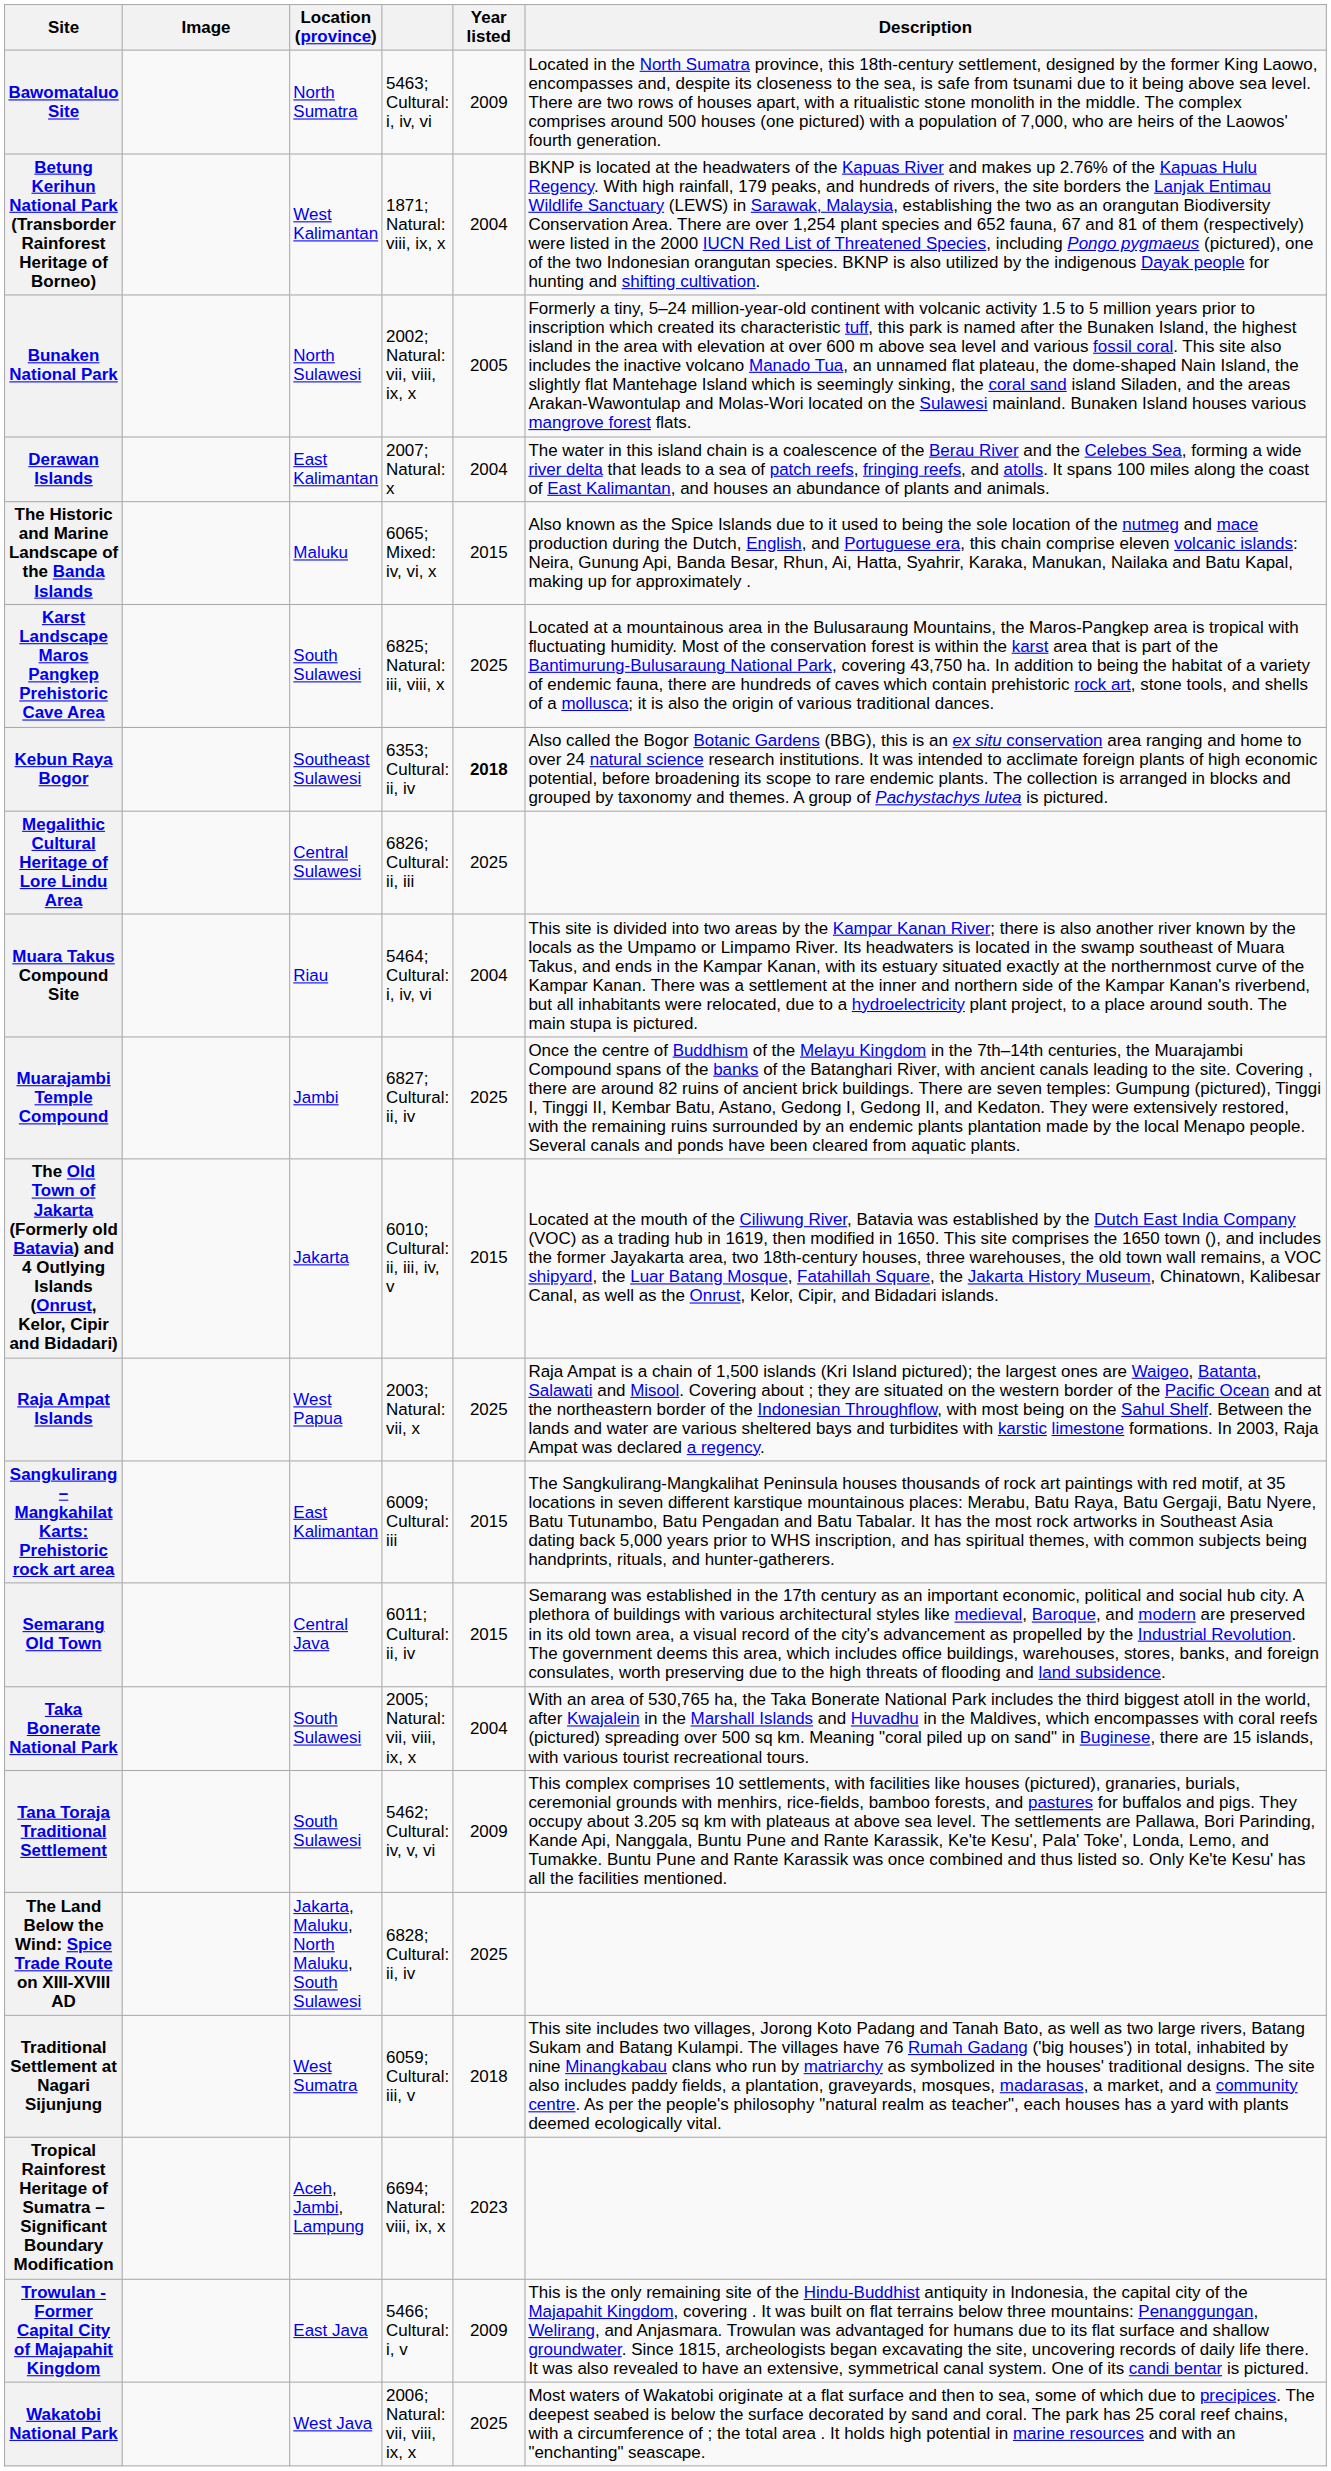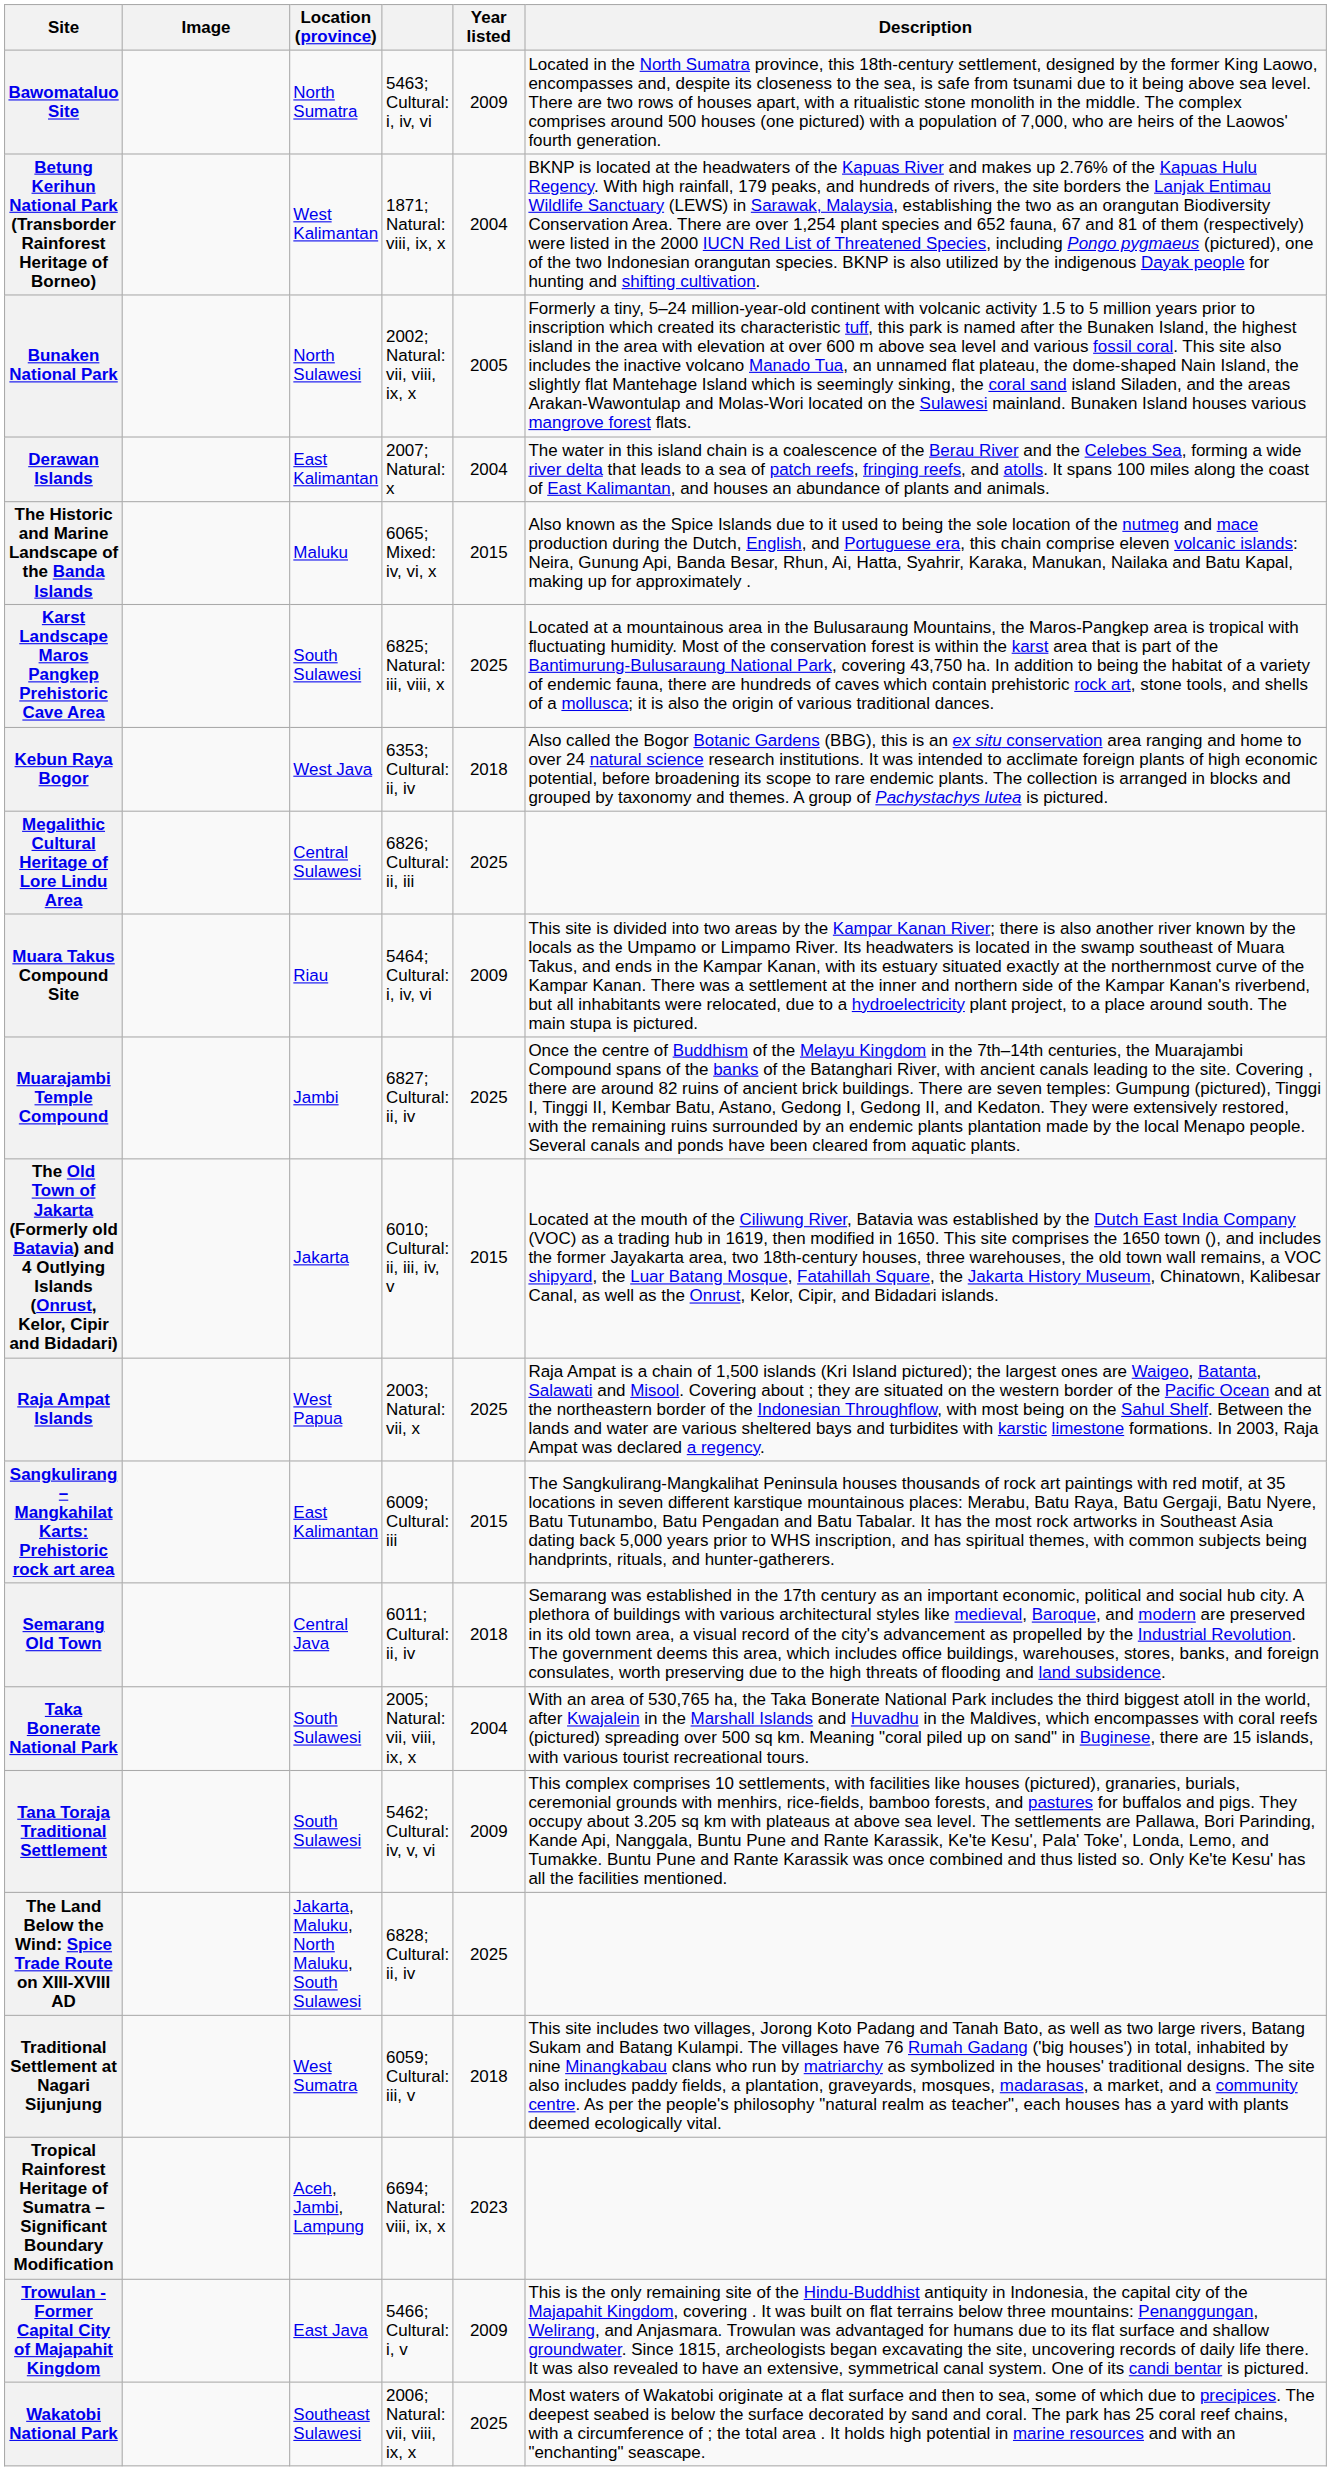(332, 769) Southeast Sulawesi -> (333, 769) West Java
(489, 769) bold -> (489, 769) normal
(489, 975) 2004 -> (489, 975) 2009
(489, 1634) 2015 -> (489, 1634) 2018
(333, 2424) West Java -> (332, 2424) Southeast Sulawesi
